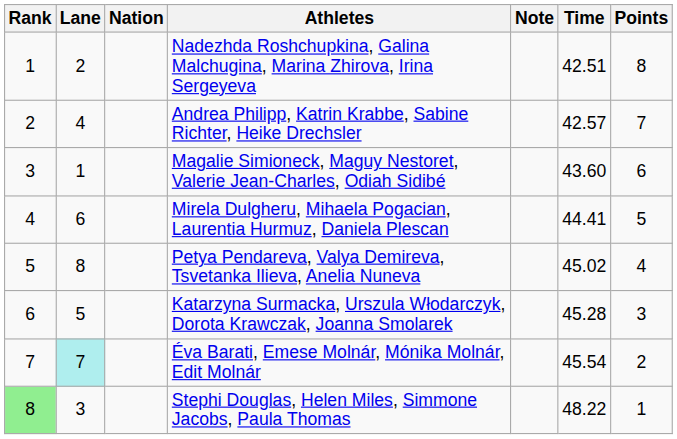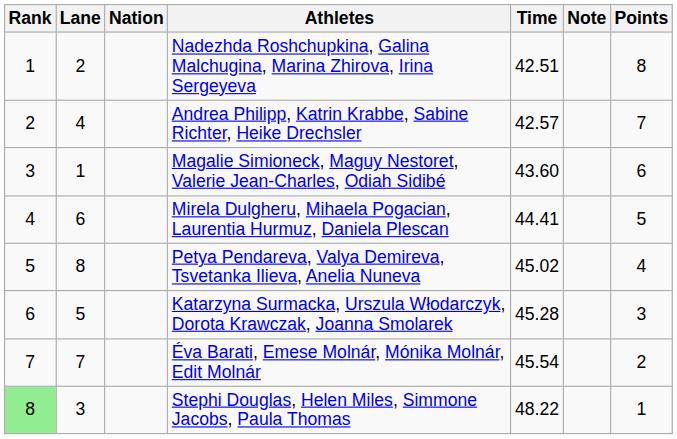columns swapped: (584, 18) <-> (535, 18)
(80, 362) paleturquoise background -> (80, 362) no background
